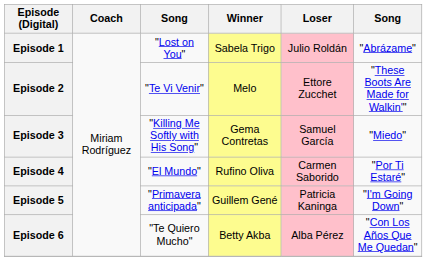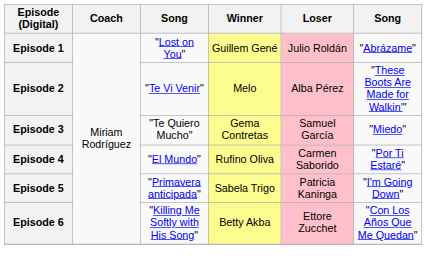(245, 48) Sabela Trigo -> (245, 48) Guillem Gené
(317, 89) Ettore Zucchet -> (317, 89) Alba Pérez
(174, 136) "Killing Me Softly with His Song" -> (174, 130) "Te Quiero Mucho"
(245, 200) Guillem Gené -> (245, 188) Sabela Trigo
(174, 235) "Te Quiero Mucho" -> (174, 223) "Killing Me Softly with His Song"
(317, 235) Alba Pérez -> (317, 223) Ettore Zucchet
